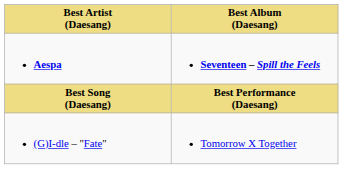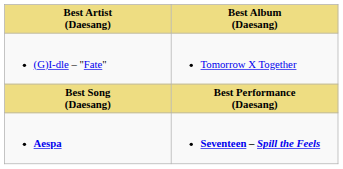rows swapped: (88, 65) <-> (88, 144)
